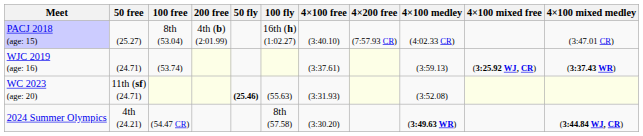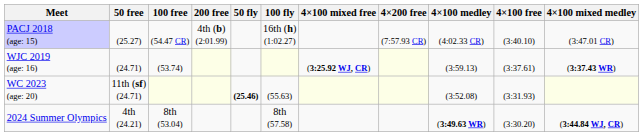columns swapped: (324, 12) <-> (504, 12)
(170, 34) 8th (53.04) -> (170, 41) (54.47 CR)
(170, 124) (54.47 CR) -> (170, 117) 8th (53.04)
